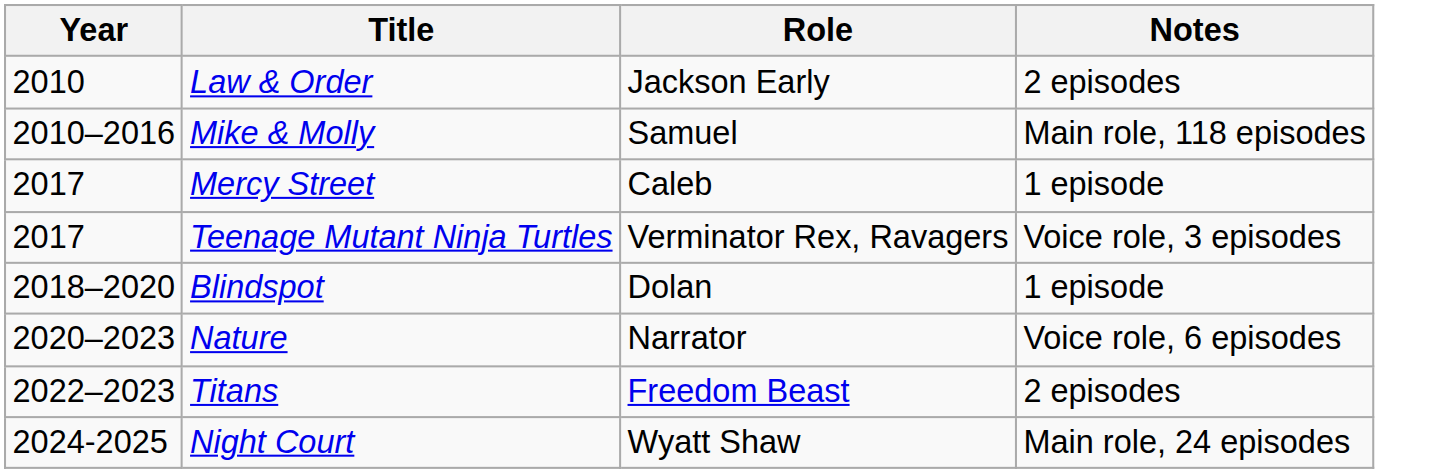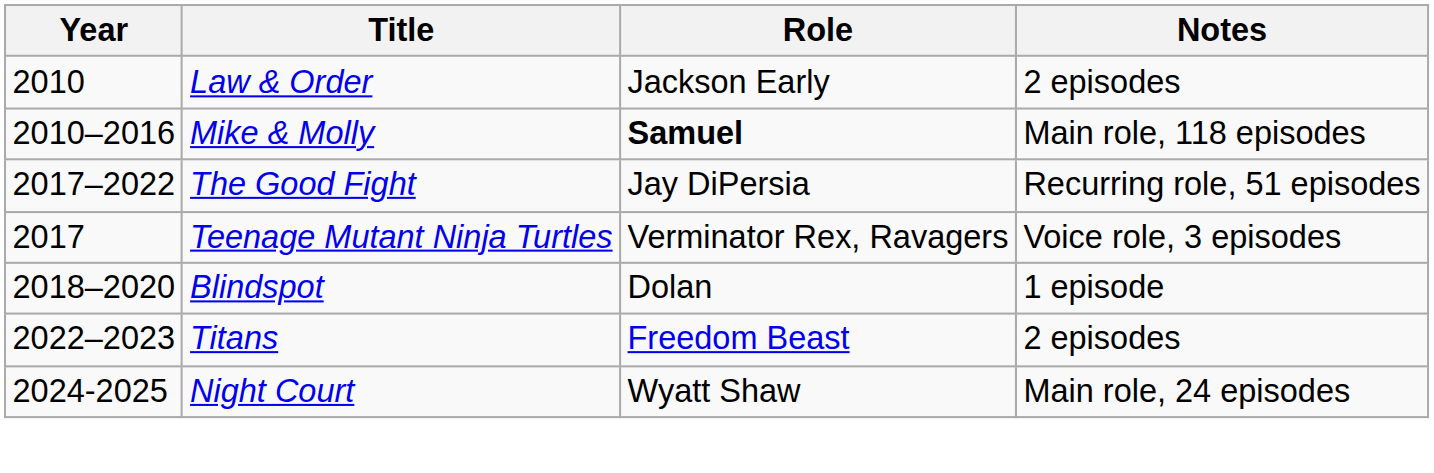(683, 133) normal -> (685, 133) bold
- row: (282, 184)
+ row: (303, 184)
- row: (239, 339)
